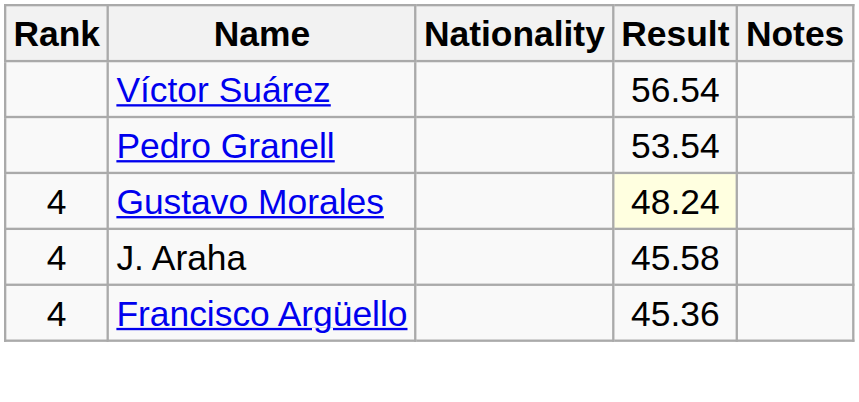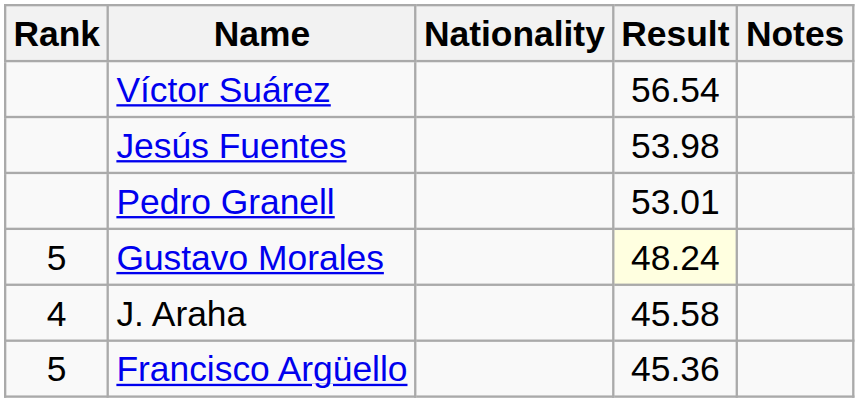+ row: (231, 146)
(675, 146) 53.54 -> (675, 202) 53.01
(57, 202) 4 -> (57, 258) 5
(57, 314) 4 -> (57, 370) 5
